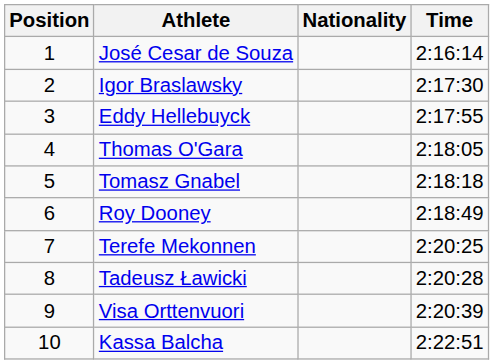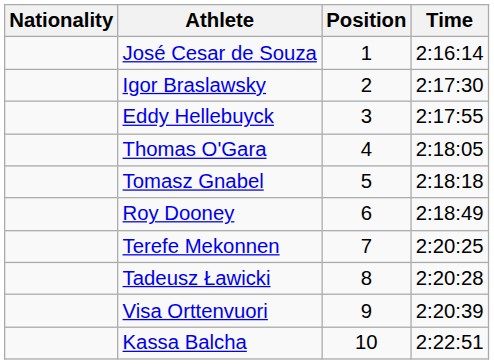columns swapped: (49, 20) <-> (354, 20)
